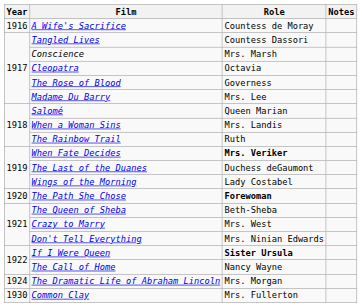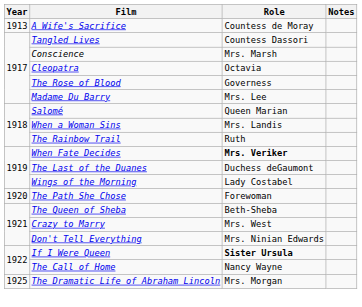(17, 26) 1916 -> (17, 26) 1913
(248, 196) bold -> (248, 196) normal
(17, 281) 1924 -> (17, 281) 1925
- row: (60, 295)
